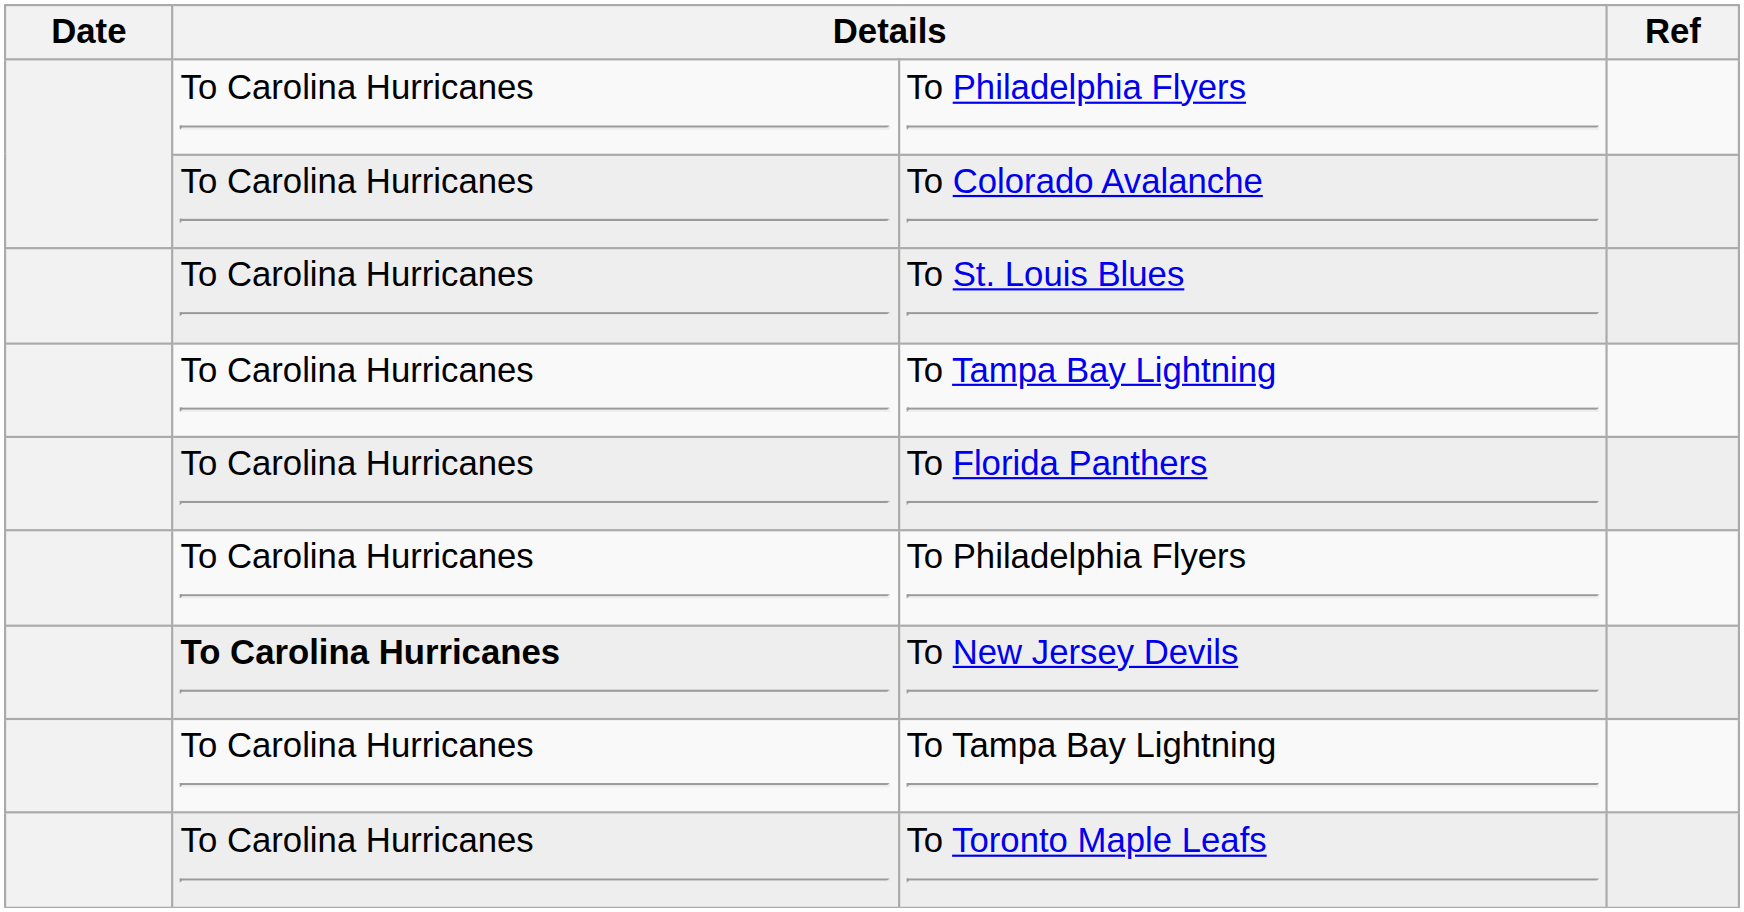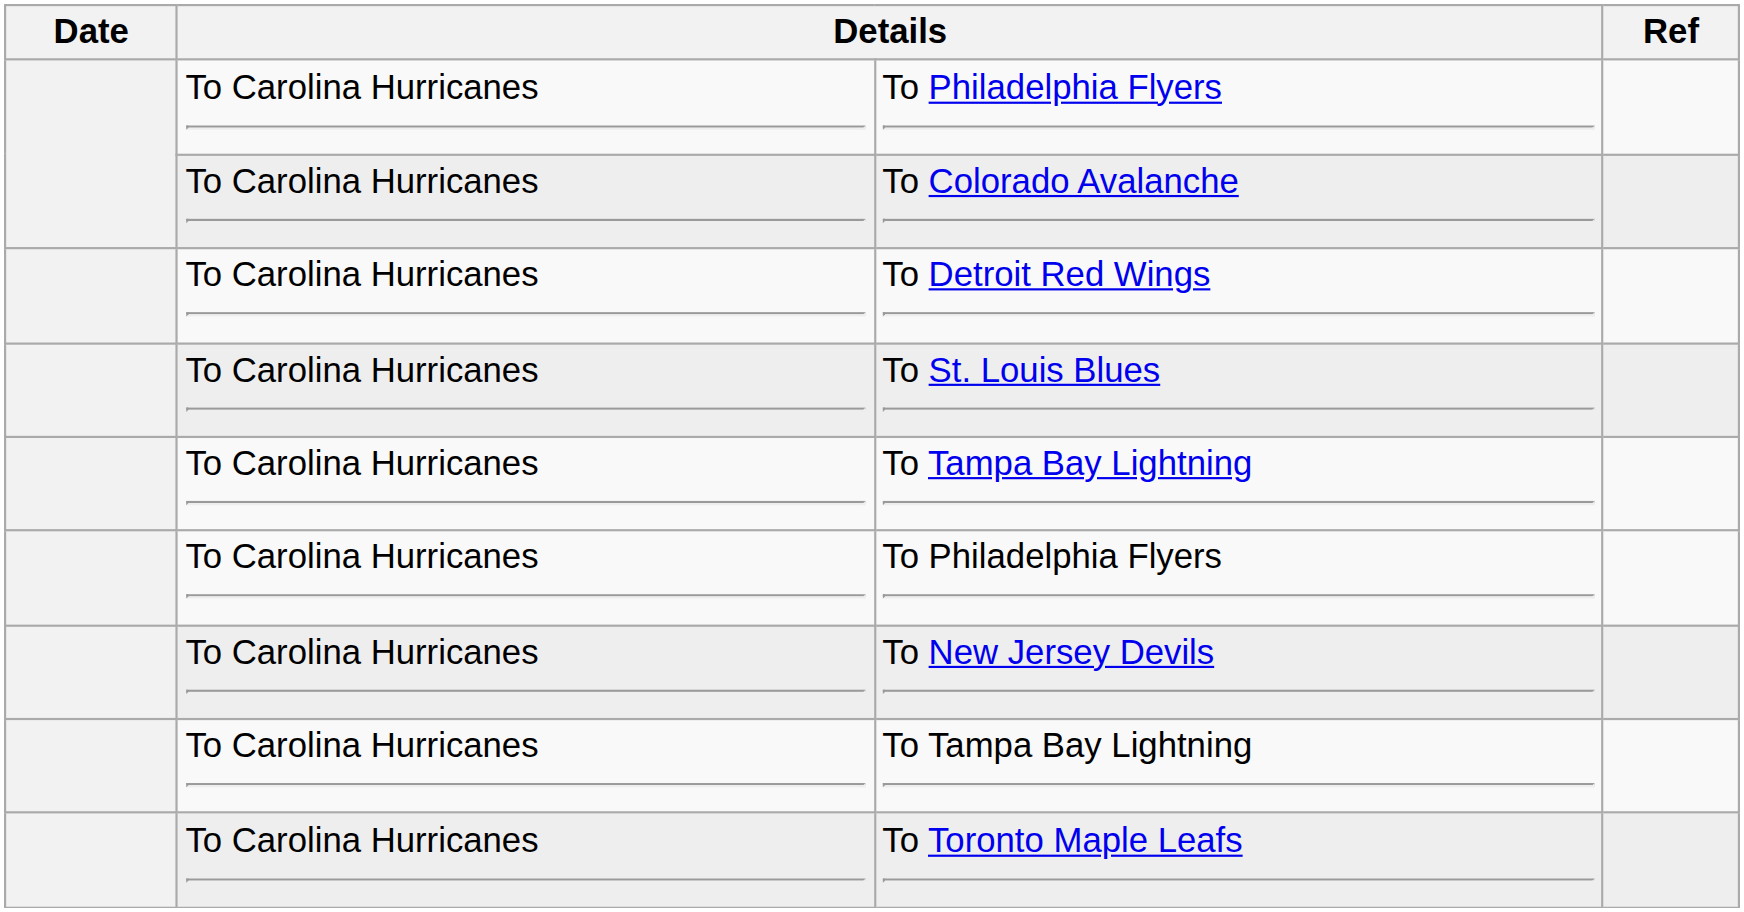+ row: (91, 295)
- row: (89, 484)
(535, 663) bold -> (526, 663) normal
